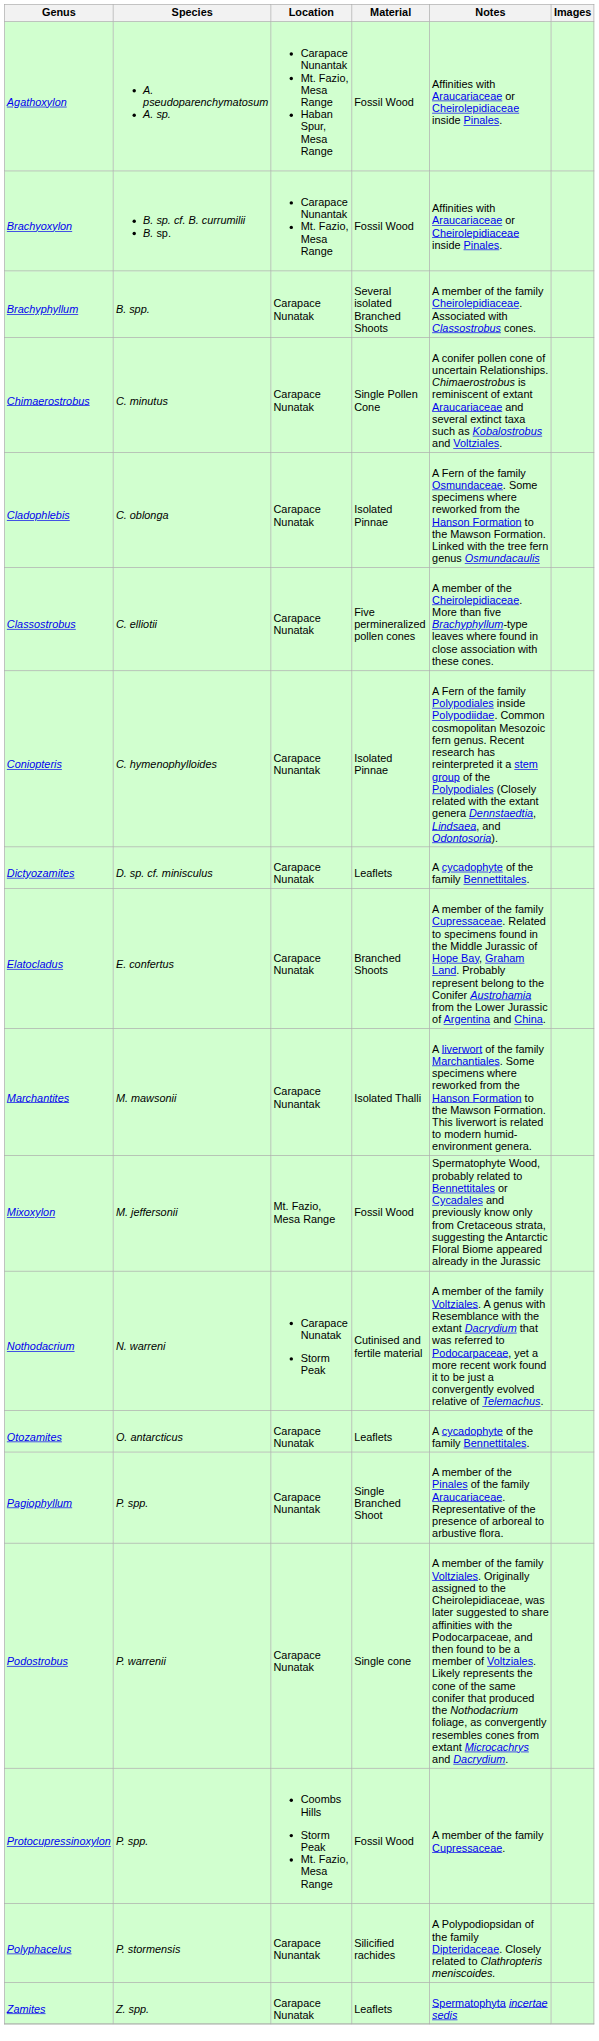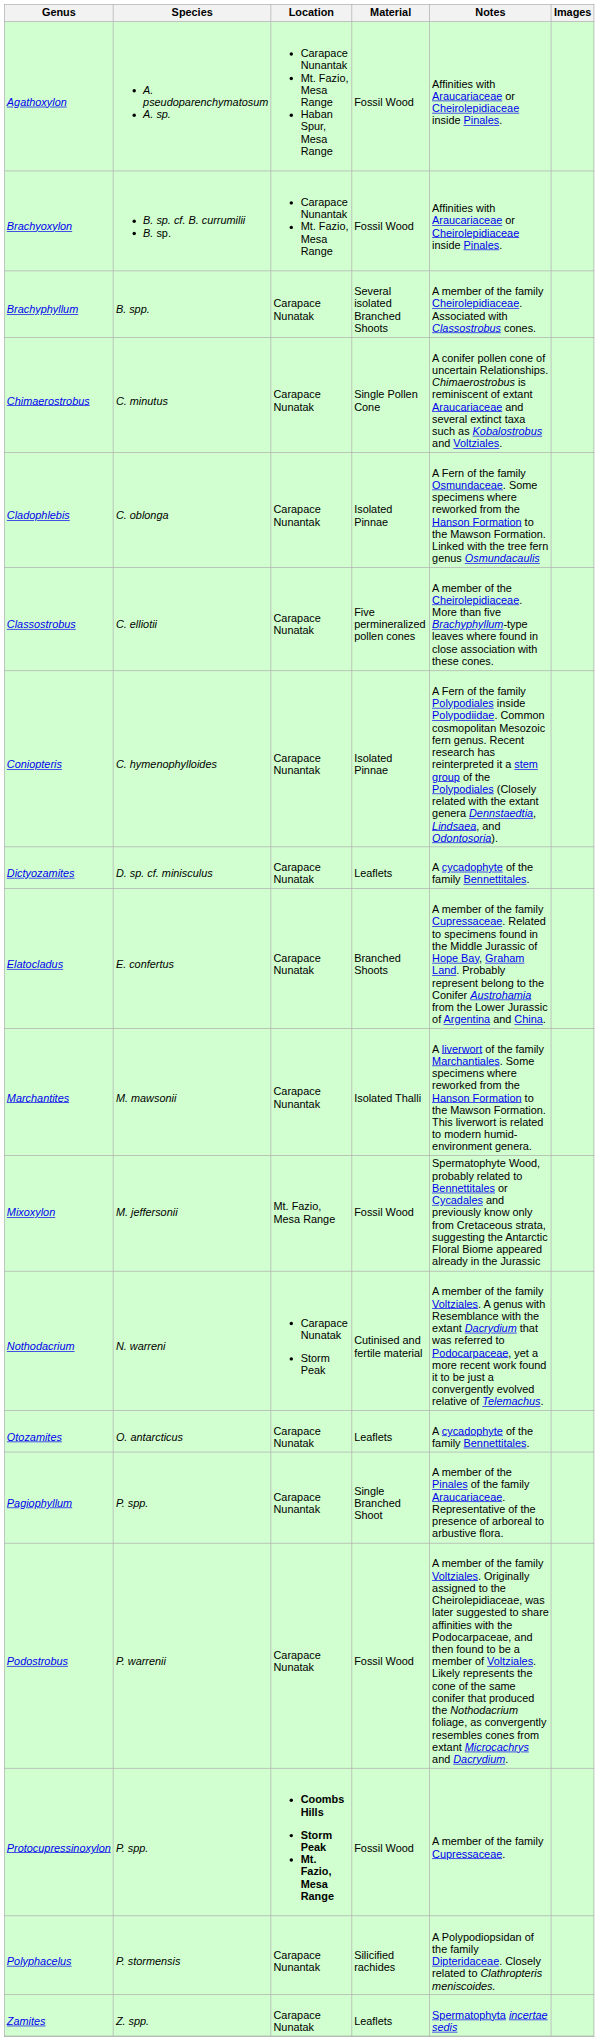(297, 516) Carapace Nunatak -> (297, 516) Carapace Nunantak
(383, 1661) Single cone -> (384, 1661) Fossil Wood
(311, 1842) normal -> (311, 1848) bold
